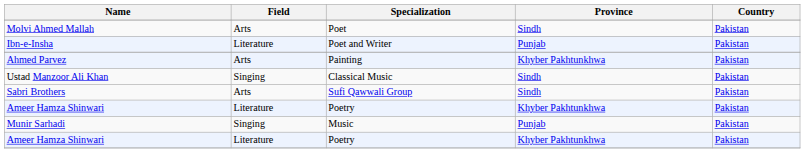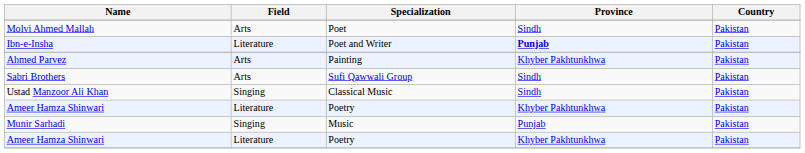(532, 44) normal -> (533, 44) bold
rows swapped: (57, 76) <-> (36, 92)
